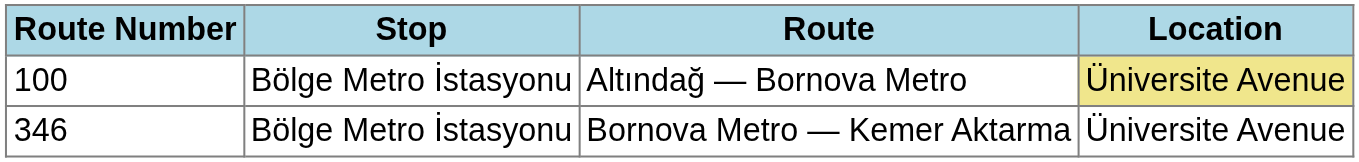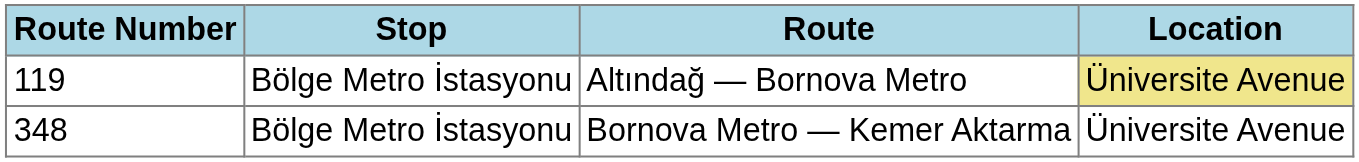(41, 80) 100 -> (40, 80) 119
(41, 130) 346 -> (41, 130) 348
